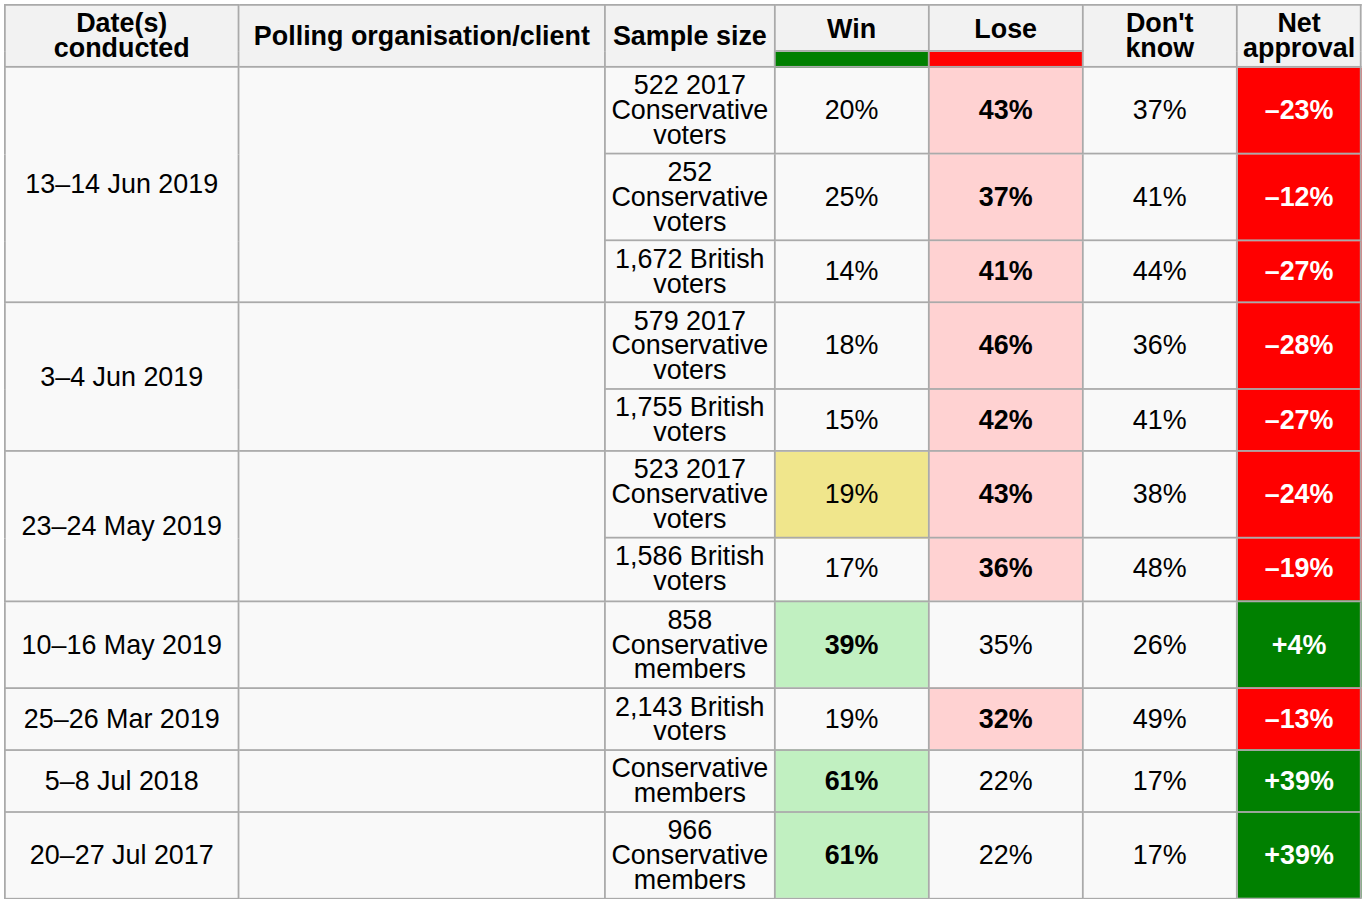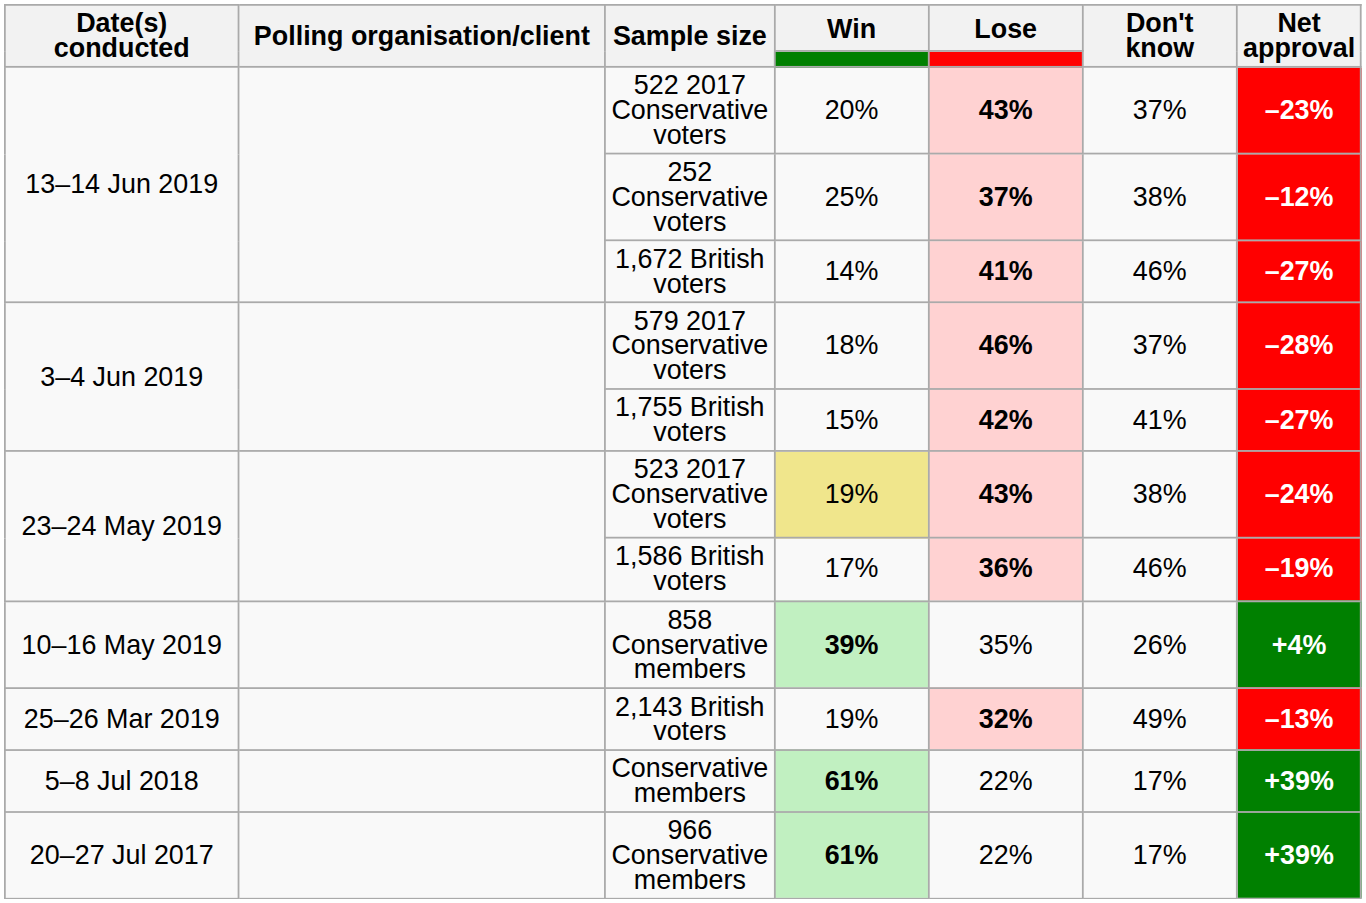(1160, 197) 41% -> (1160, 197) 38%
(1160, 271) 44% -> (1160, 271) 46%
(1160, 345) 36% -> (1160, 345) 37%
(1160, 569) 48% -> (1160, 569) 46%
